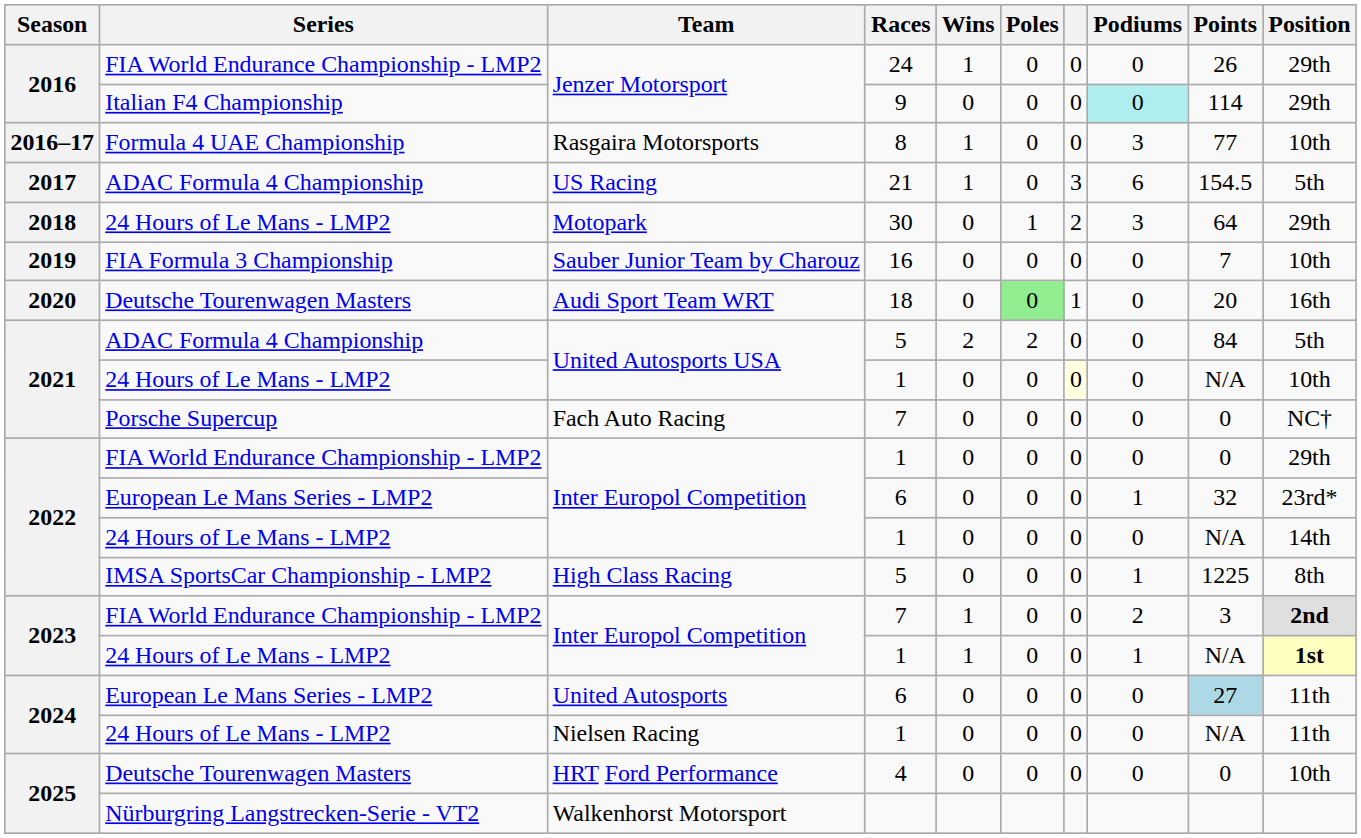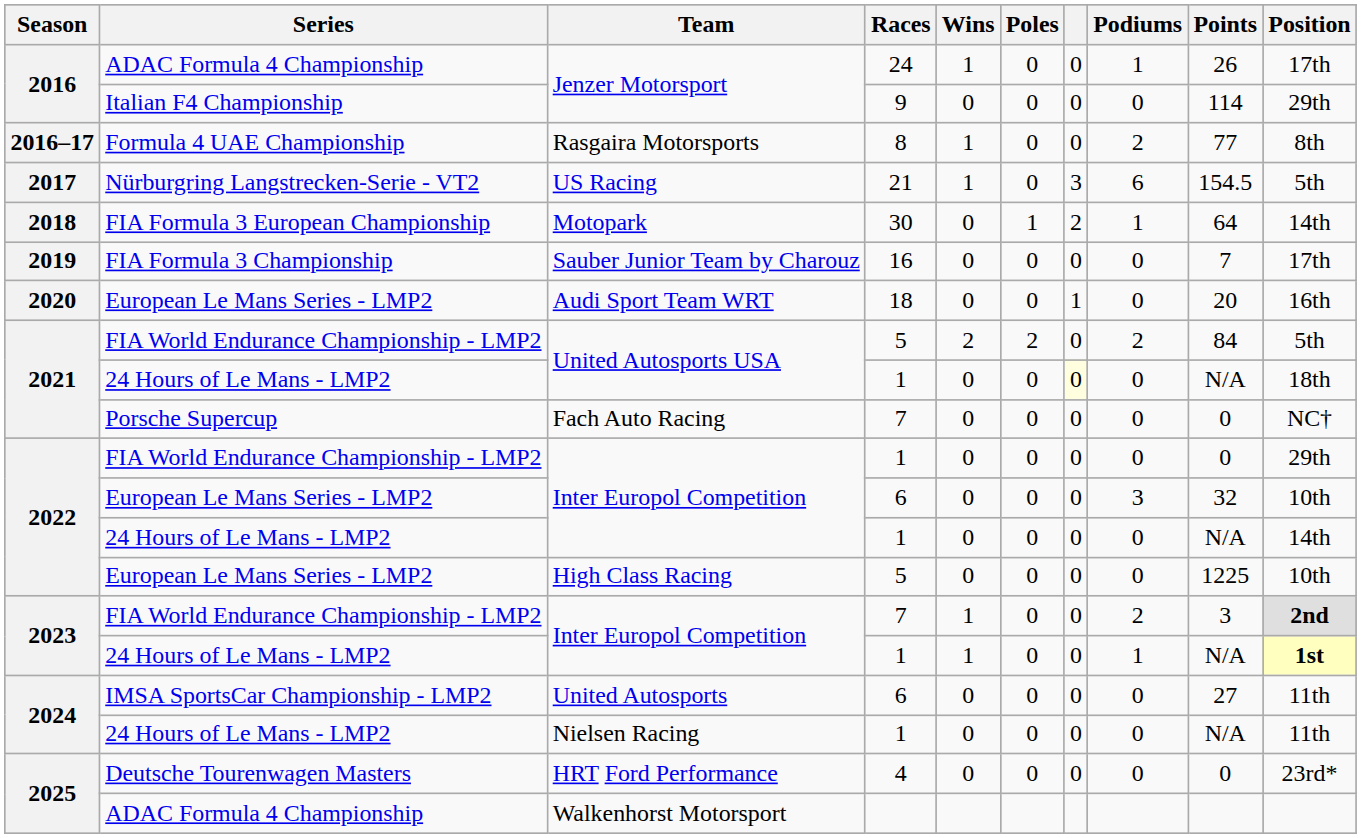(323, 64) FIA World Endurance Championship - LMP2 -> (264, 64) ADAC Formula 4 Championship
(1138, 64) 0 -> (1138, 64) 1
(1309, 64) 29th -> (1309, 64) 17th
(1138, 103) paleturquoise background -> (1138, 103) no background
(1138, 142) 3 -> (1138, 142) 2
(1309, 142) 10th -> (1309, 142) 8th
(264, 182) ADAC Formula 4 Championship -> (292, 182) Nürburgring Langstrecken-Serie - VT2
(248, 221) 24 Hours of Le Mans - LMP2 -> (298, 221) FIA Formula 3 European Championship
(1138, 221) 3 -> (1138, 221) 1
(1309, 221) 29th -> (1309, 221) 14th
(1309, 261) 10th -> (1309, 261) 17th
(258, 300) Deutsche Tourenwagen Masters -> (269, 300) European Le Mans Series - LMP2
(1032, 300) lightgreen background -> (1032, 300) no background
(264, 340) ADAC Formula 4 Championship -> (323, 340) FIA World Endurance Championship - LMP2
(1138, 340) 0 -> (1138, 340) 2
(1309, 379) 10th -> (1309, 379) 18th
(1138, 497) 1 -> (1138, 497) 3
(1309, 497) 23rd* -> (1309, 497) 10th
(298, 576) IMSA SportsCar Championship - LMP2 -> (269, 576) European Le Mans Series - LMP2
(1138, 576) 1 -> (1138, 576) 0
(1309, 576) 8th -> (1309, 576) 10th
(269, 694) European Le Mans Series - LMP2 -> (298, 694) IMSA SportsCar Championship - LMP2
(1225, 694) lightblue background -> (1225, 694) no background
(1309, 773) 10th -> (1309, 773) 23rd*
(292, 813) Nürburgring Langstrecken-Serie - VT2 -> (264, 813) ADAC Formula 4 Championship
